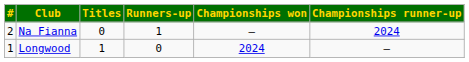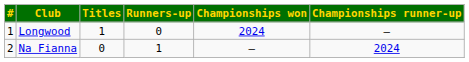rows swapped: (45, 48) <-> (48, 31)
